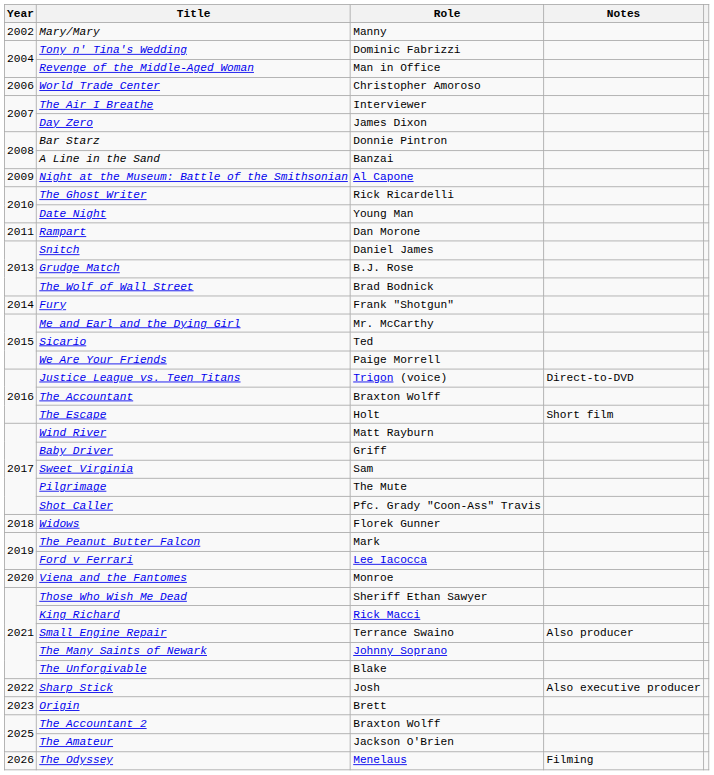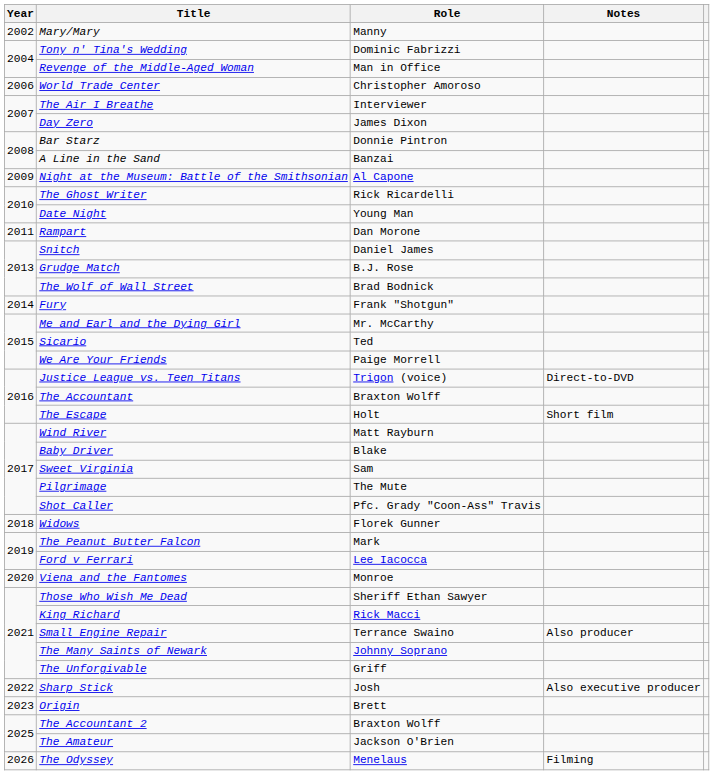(370, 451) Griff -> (370, 451) Blake
(370, 670) Blake -> (370, 670) Griff
